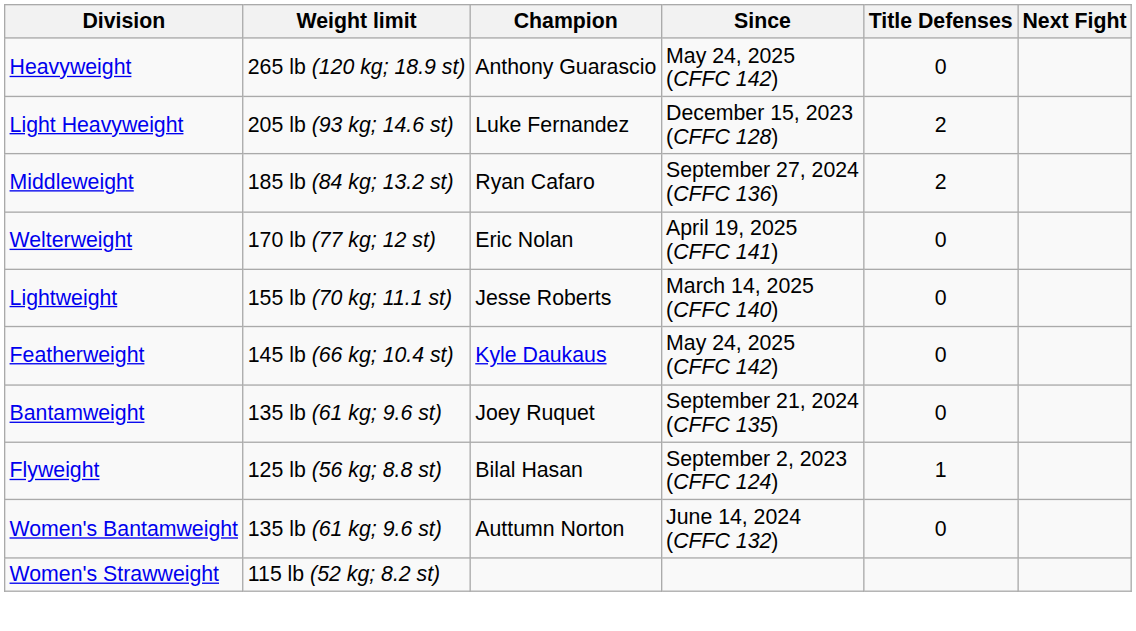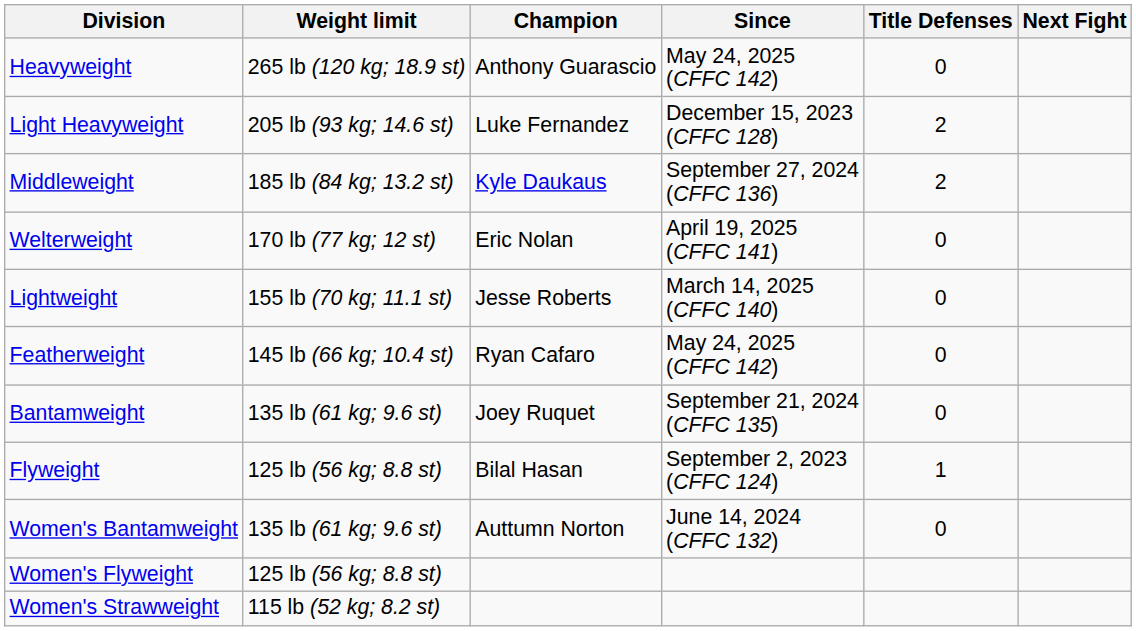(535, 182) Ryan Cafaro -> (541, 182) Kyle Daukaus
(541, 355) Kyle Daukaus -> (535, 355) Ryan Cafaro
+ row: (101, 574)
